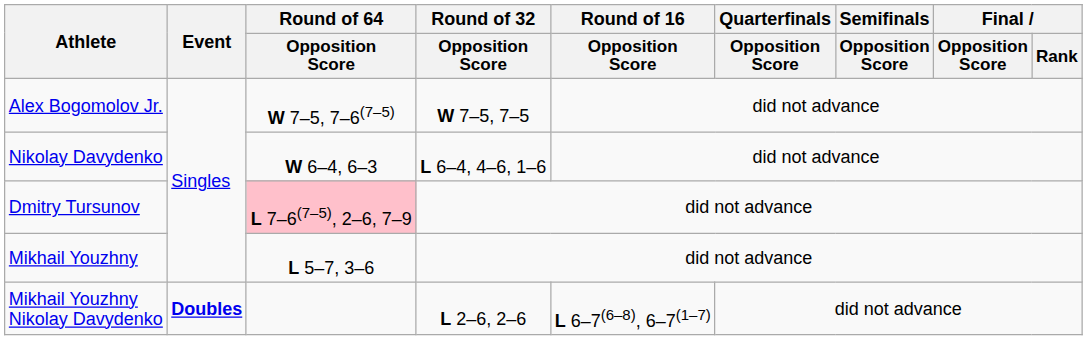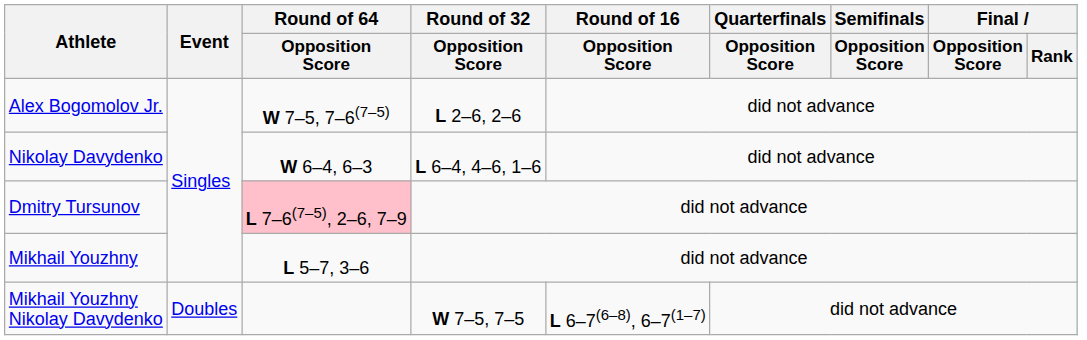(483, 116) W 7–5, 7–5 -> (478, 116) L 2–6, 2–6
(207, 309) bold -> (204, 309) normal
(483, 319) L 2–6, 2–6 -> (478, 319) W 7–5, 7–5
